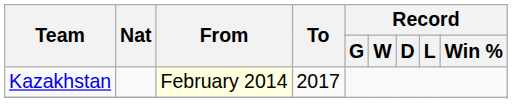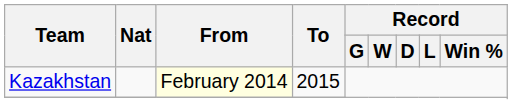(318, 81) 2017 -> (318, 81) 2015
